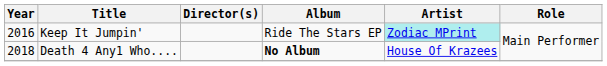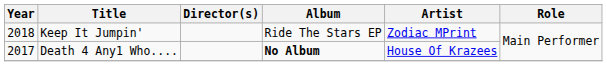(21, 32) 2016 -> (21, 32) 2018
(432, 32) paleturquoise background -> (432, 32) no background
(21, 51) 2018 -> (21, 51) 2017
